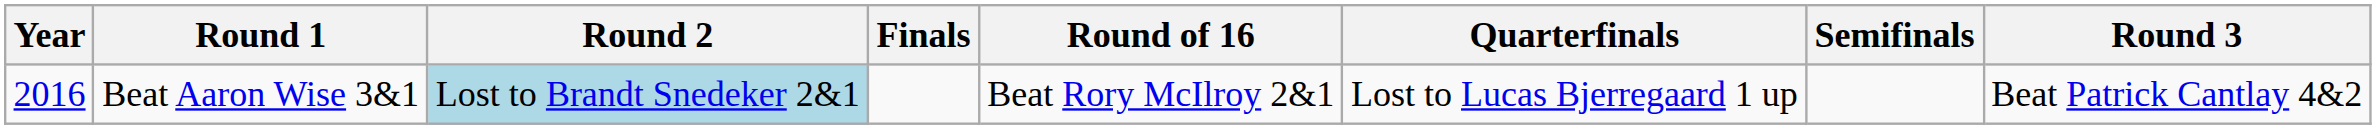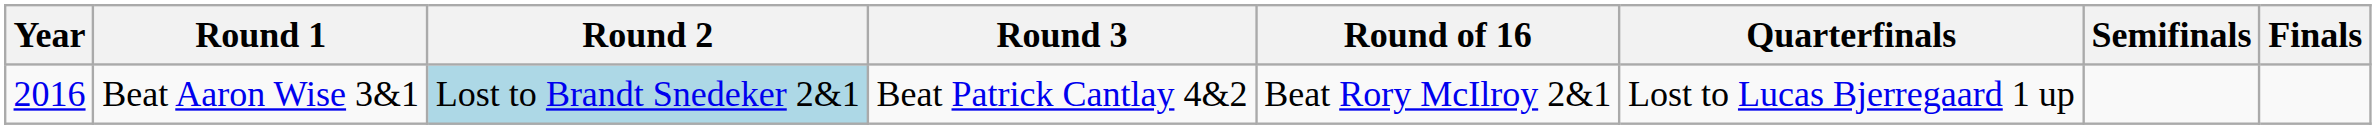columns swapped: (2177, 34) <-> (924, 34)
